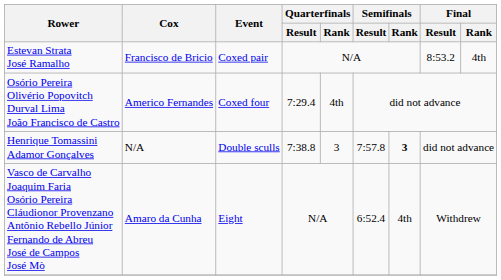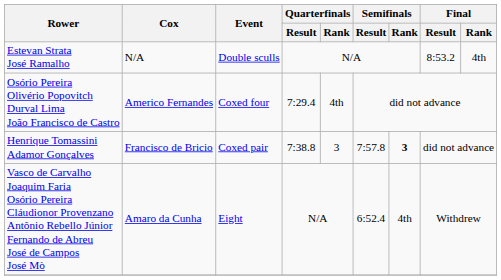(169, 57) Francisco de Bricio -> (134, 57) N/A
(243, 57) Coxed pair -> (249, 57) Double sculls
(134, 147) N/A -> (169, 147) Francisco de Bricio
(249, 147) Double sculls -> (243, 147) Coxed pair
